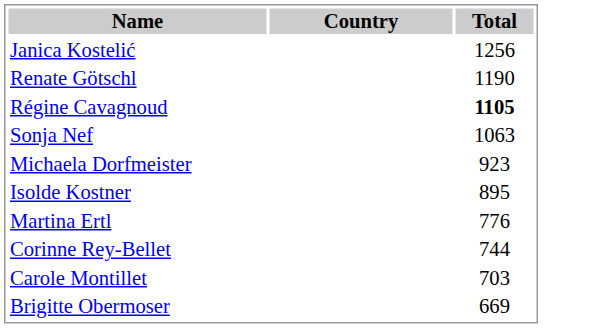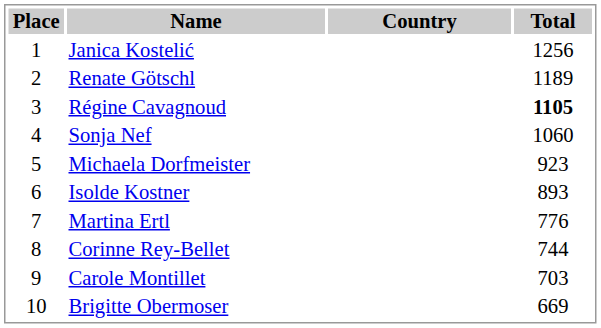+ column: (36, 21)
(494, 78) 1190 -> (553, 78) 1189
(494, 135) 1063 -> (553, 135) 1060
(494, 192) 895 -> (553, 192) 893
